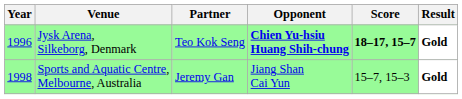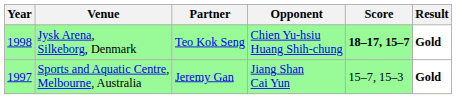(20, 42) 1996 -> (20, 42) 1998
(300, 42) bold -> (297, 42) normal
(20, 77) 1998 -> (20, 77) 1997
